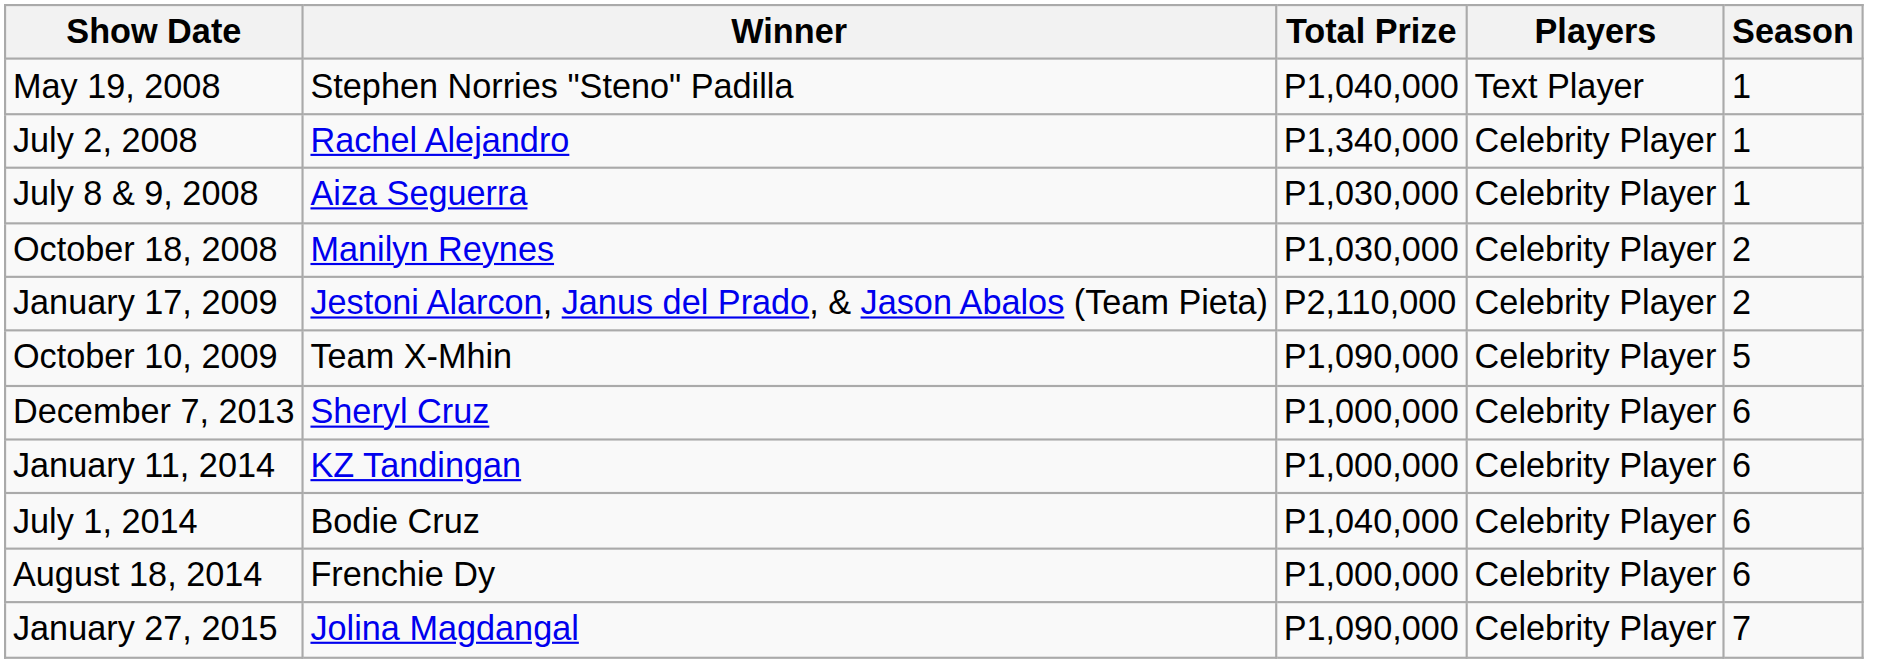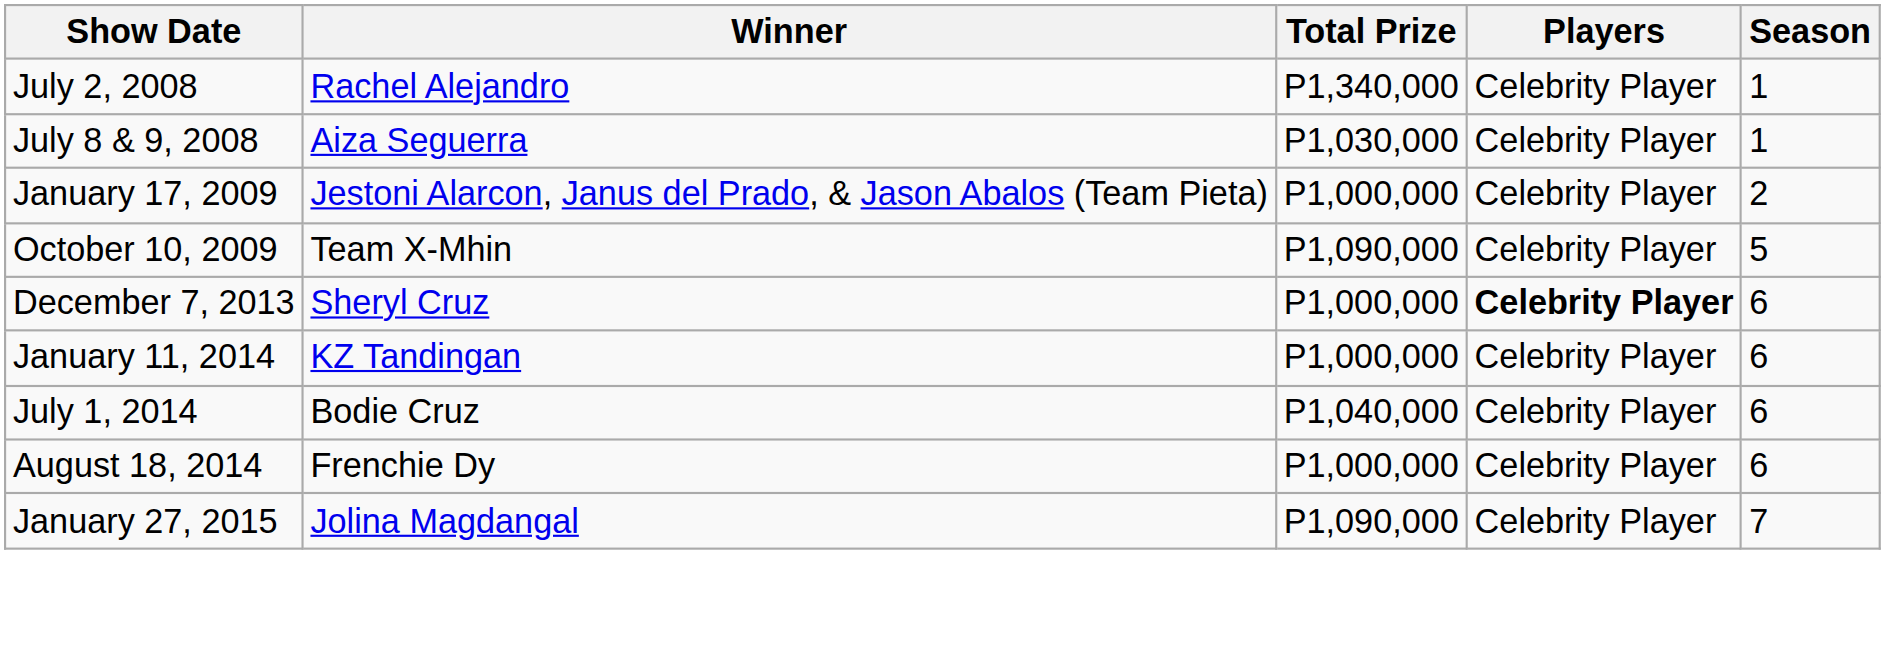- row: (117, 85)
- row: (145, 248)
(1370, 303) P2,110,000 -> (1371, 194) P1,000,000
(1595, 411) normal -> (1604, 303) bold
